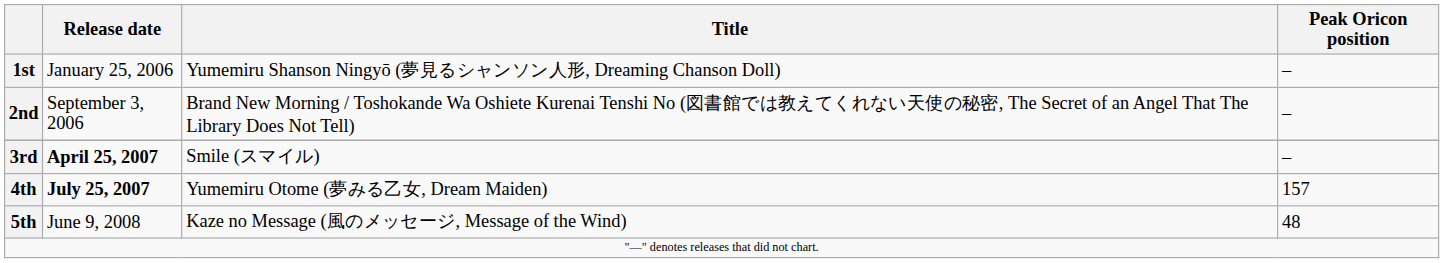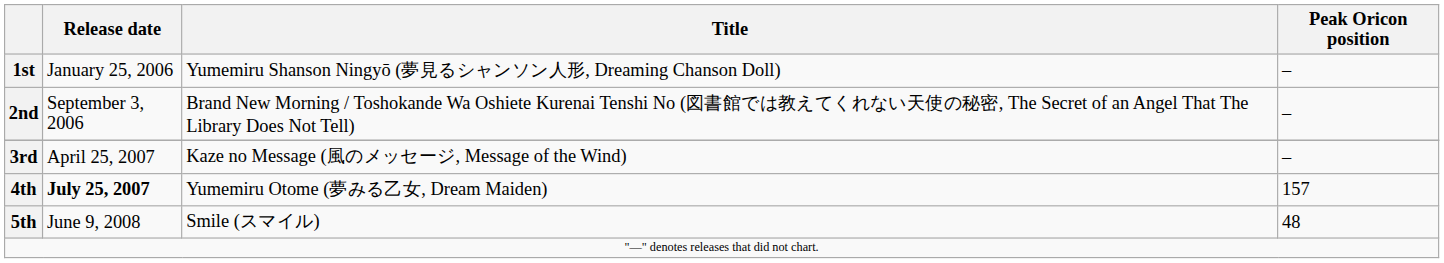(102, 156) bold -> (101, 156) normal
(253, 156) Smile (スマイル) -> (406, 156) Kaze no Message (風のメッセージ, Message of the Wind)
(406, 221) Kaze no Message (風のメッセージ, Message of the Wind) -> (253, 221) Smile (スマイル)
